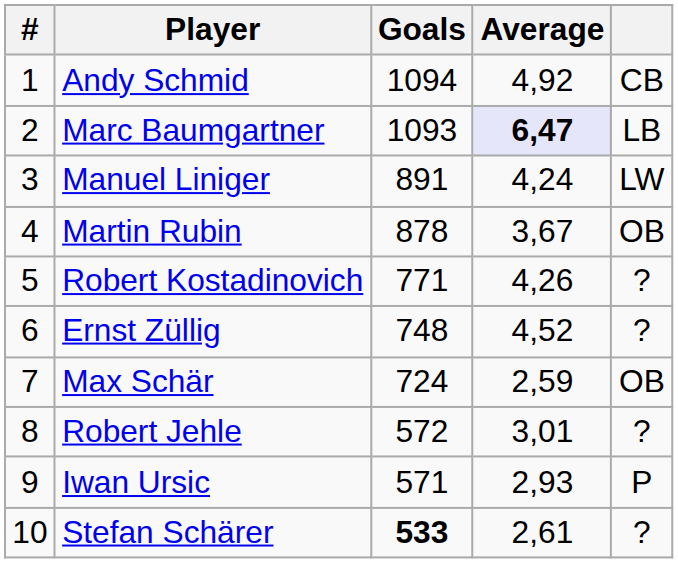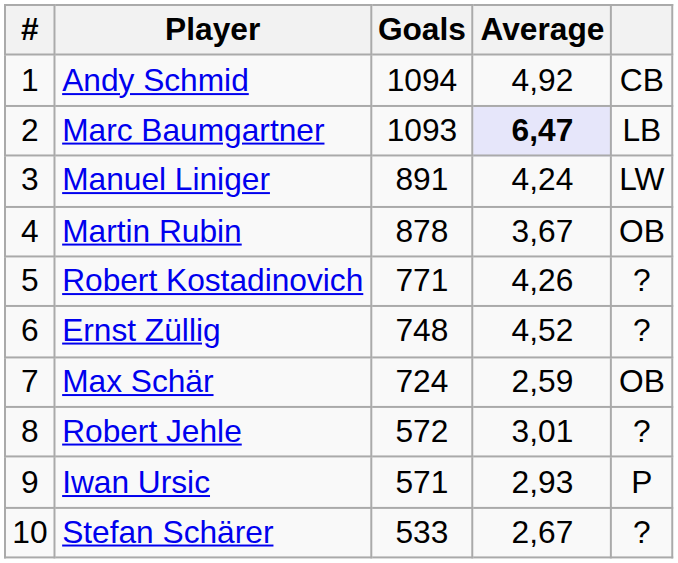(422, 532) bold -> (422, 532) normal
(542, 532) 2,61 -> (542, 532) 2,67
